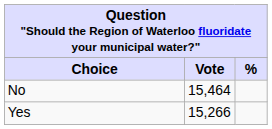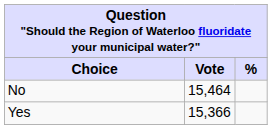(209, 113) 15,266 -> (209, 113) 15,366
